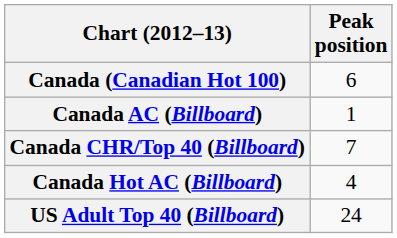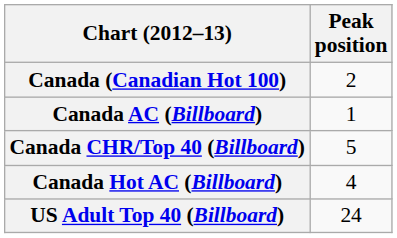(351, 79) 6 -> (351, 79) 2
(351, 147) 7 -> (351, 147) 5
